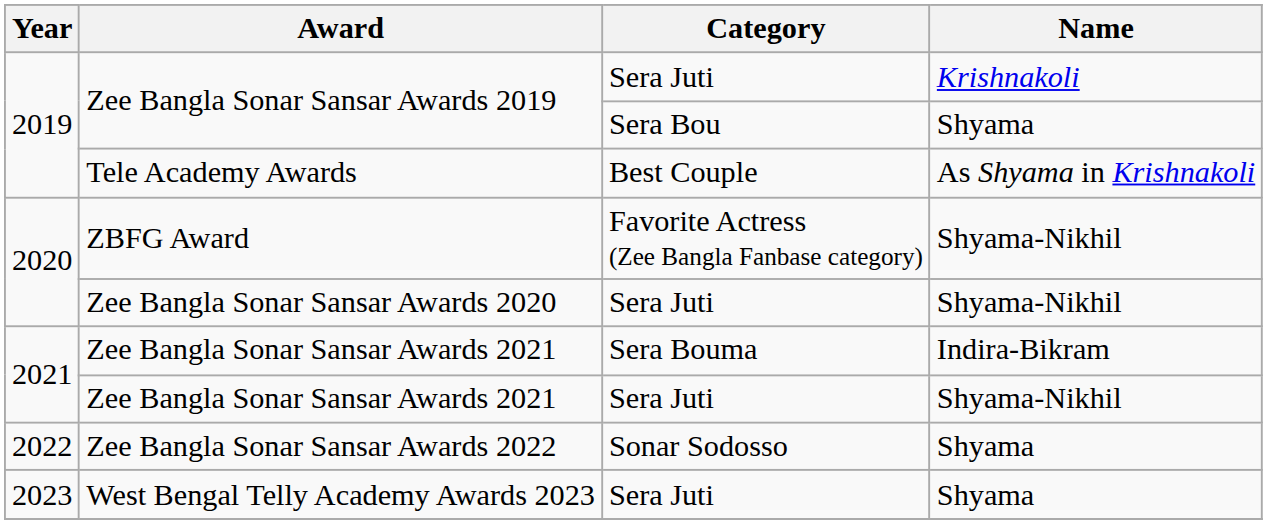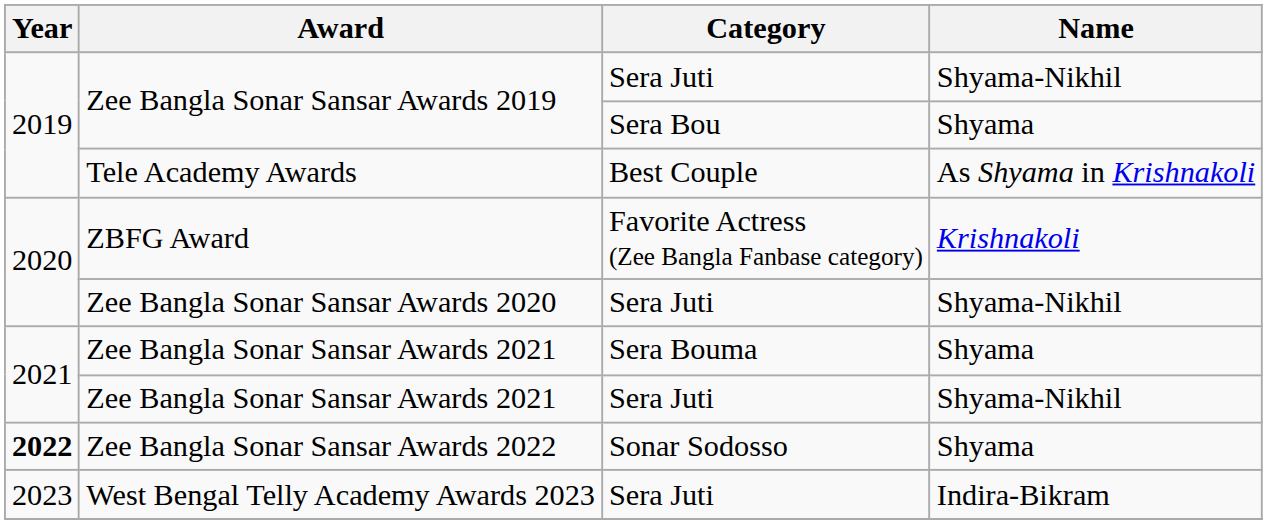(1008, 76) Krishnakoli -> (1029, 76) Shyama-Nikhil
(1029, 237) Shyama-Nikhil -> (1008, 237) Krishnakoli
(1023, 350) Indira-Bikram -> (986, 350) Shyama
(42, 446) normal -> (42, 446) bold
(986, 494) Shyama -> (1023, 494) Indira-Bikram
